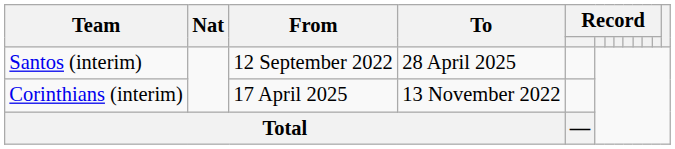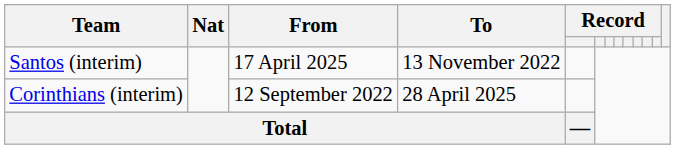(313, 62) 12 September 2022 -> (290, 62) 17 April 2025
(459, 62) 28 April 2025 -> (481, 62) 13 November 2022
(290, 95) 17 April 2025 -> (313, 95) 12 September 2022
(481, 95) 13 November 2022 -> (459, 95) 28 April 2025
